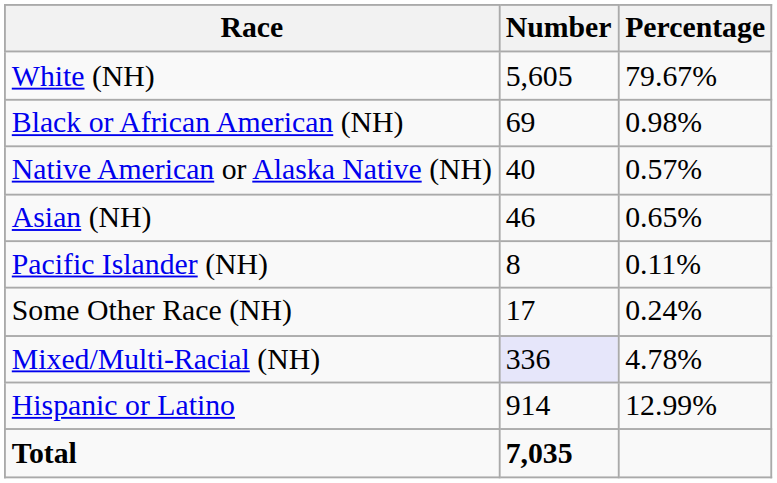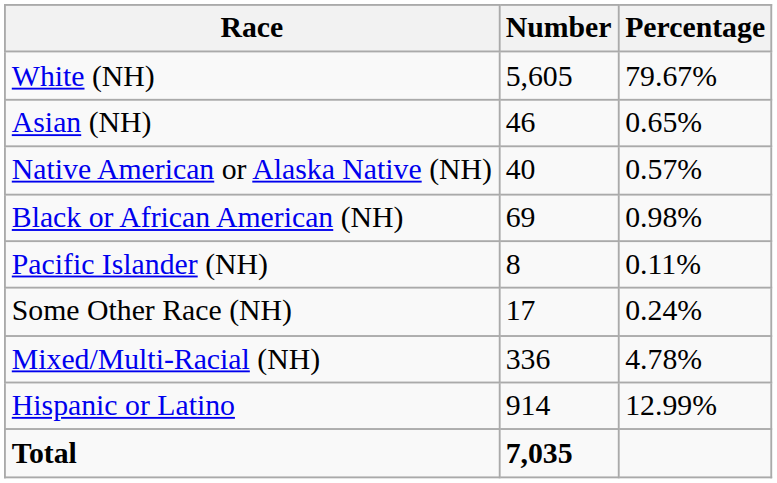rows swapped: (208, 122) <-> (82, 216)
(528, 358) lavender background -> (528, 358) no background
